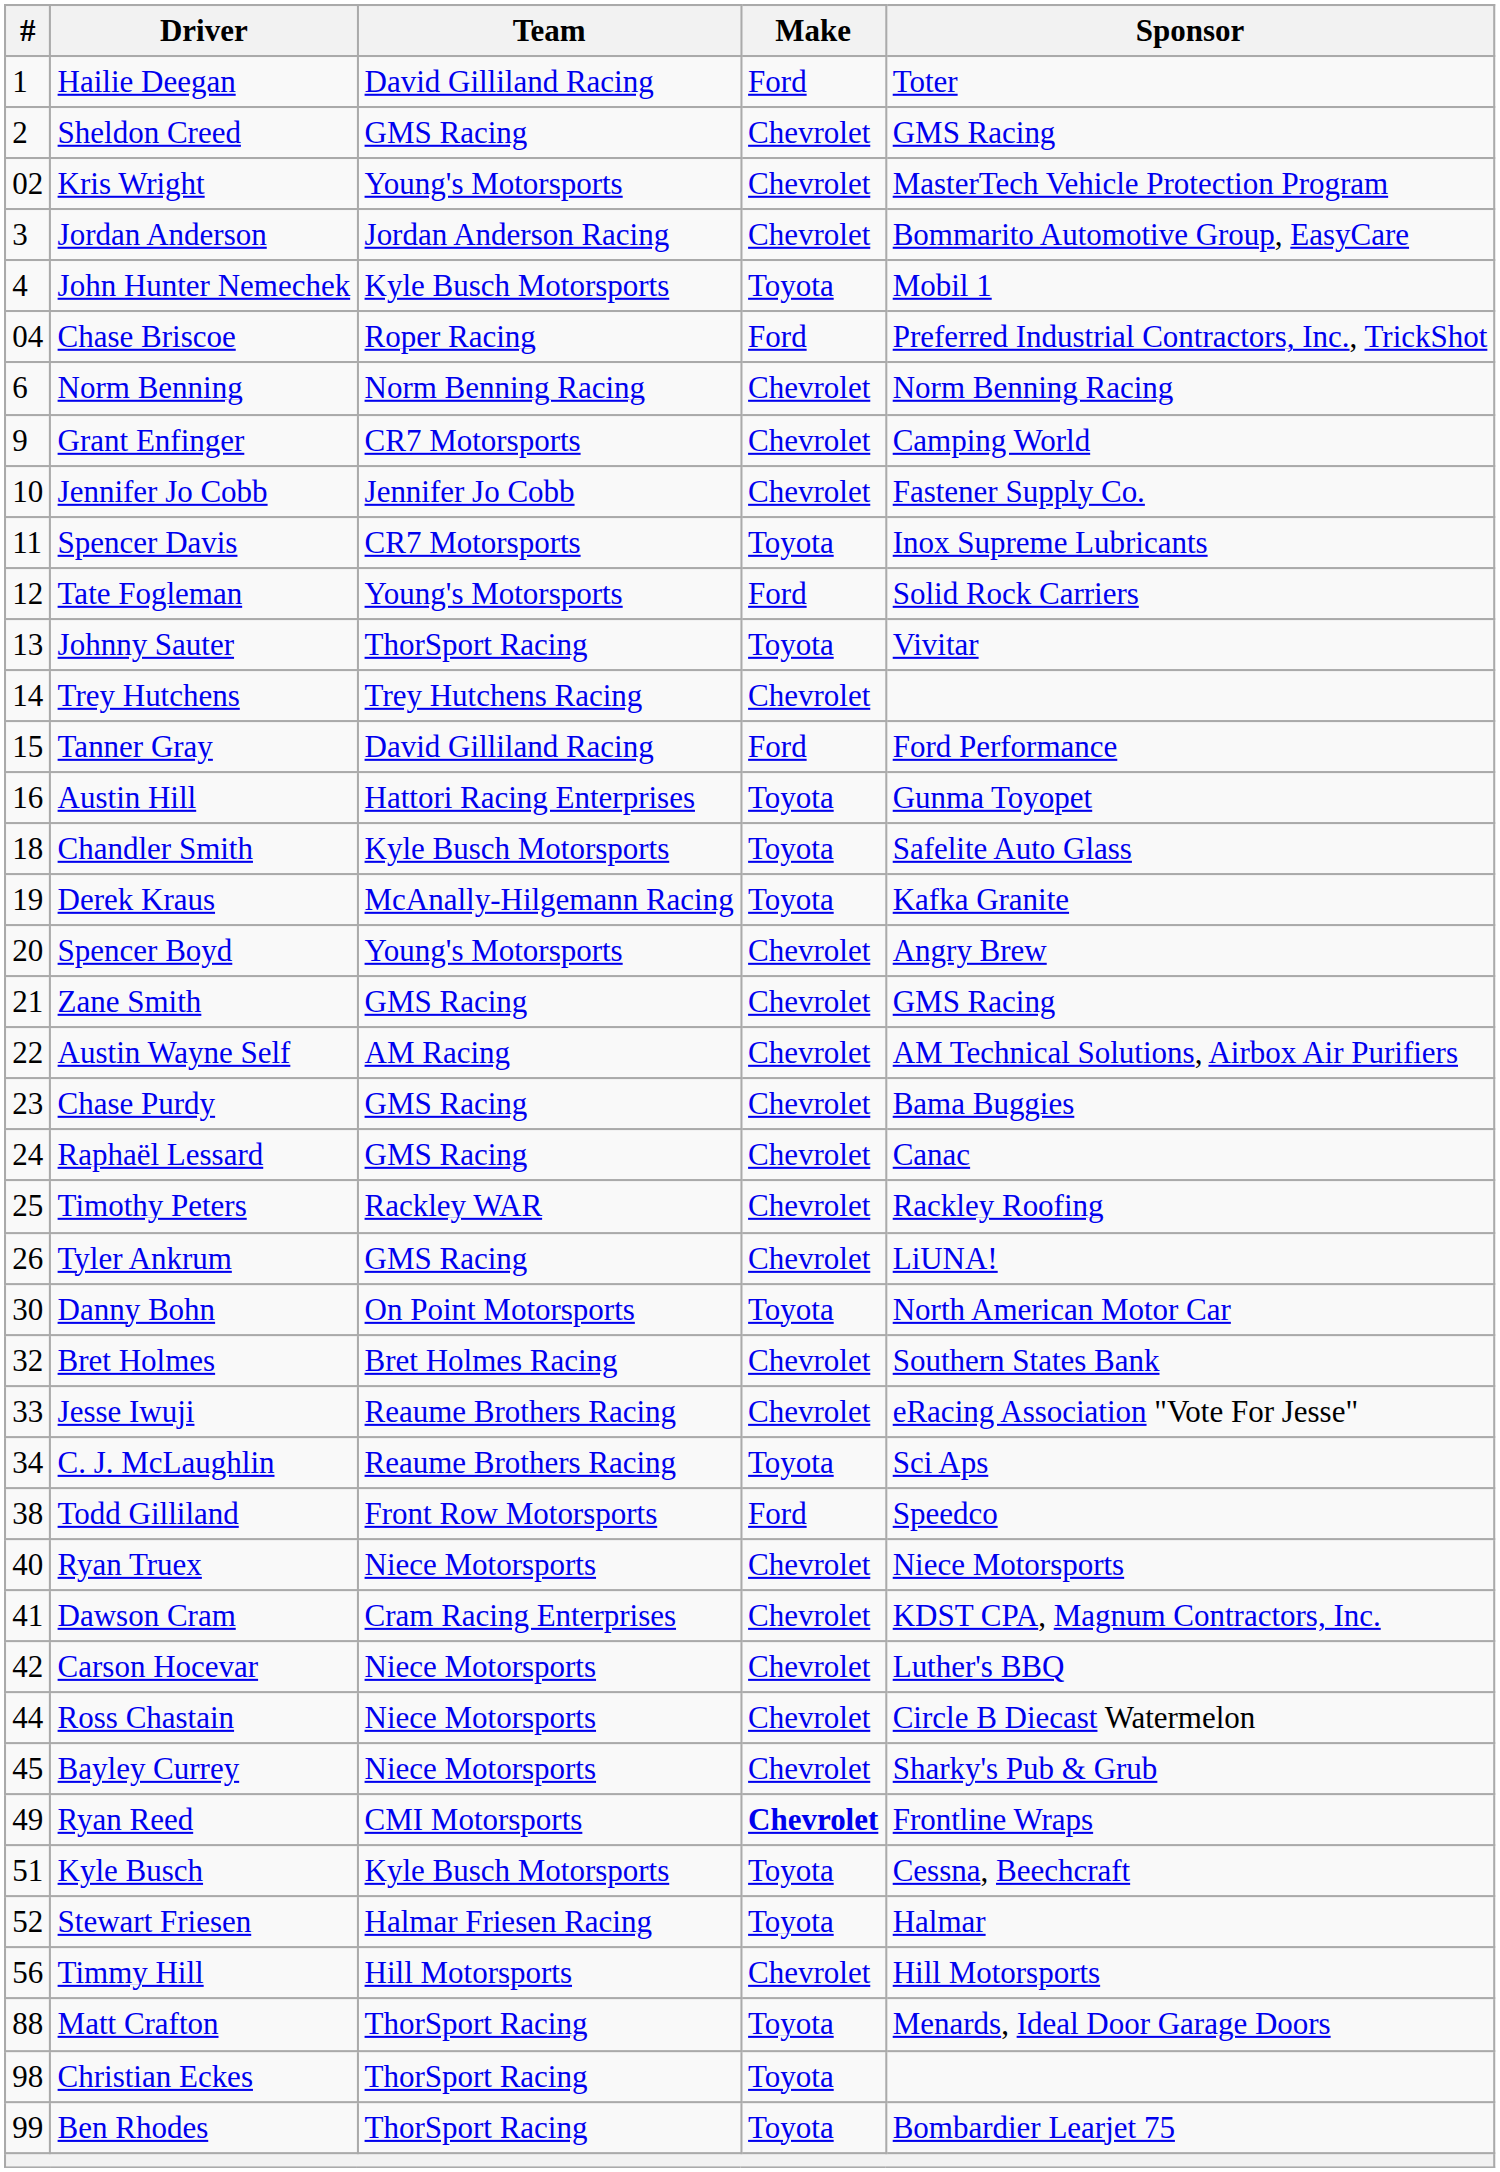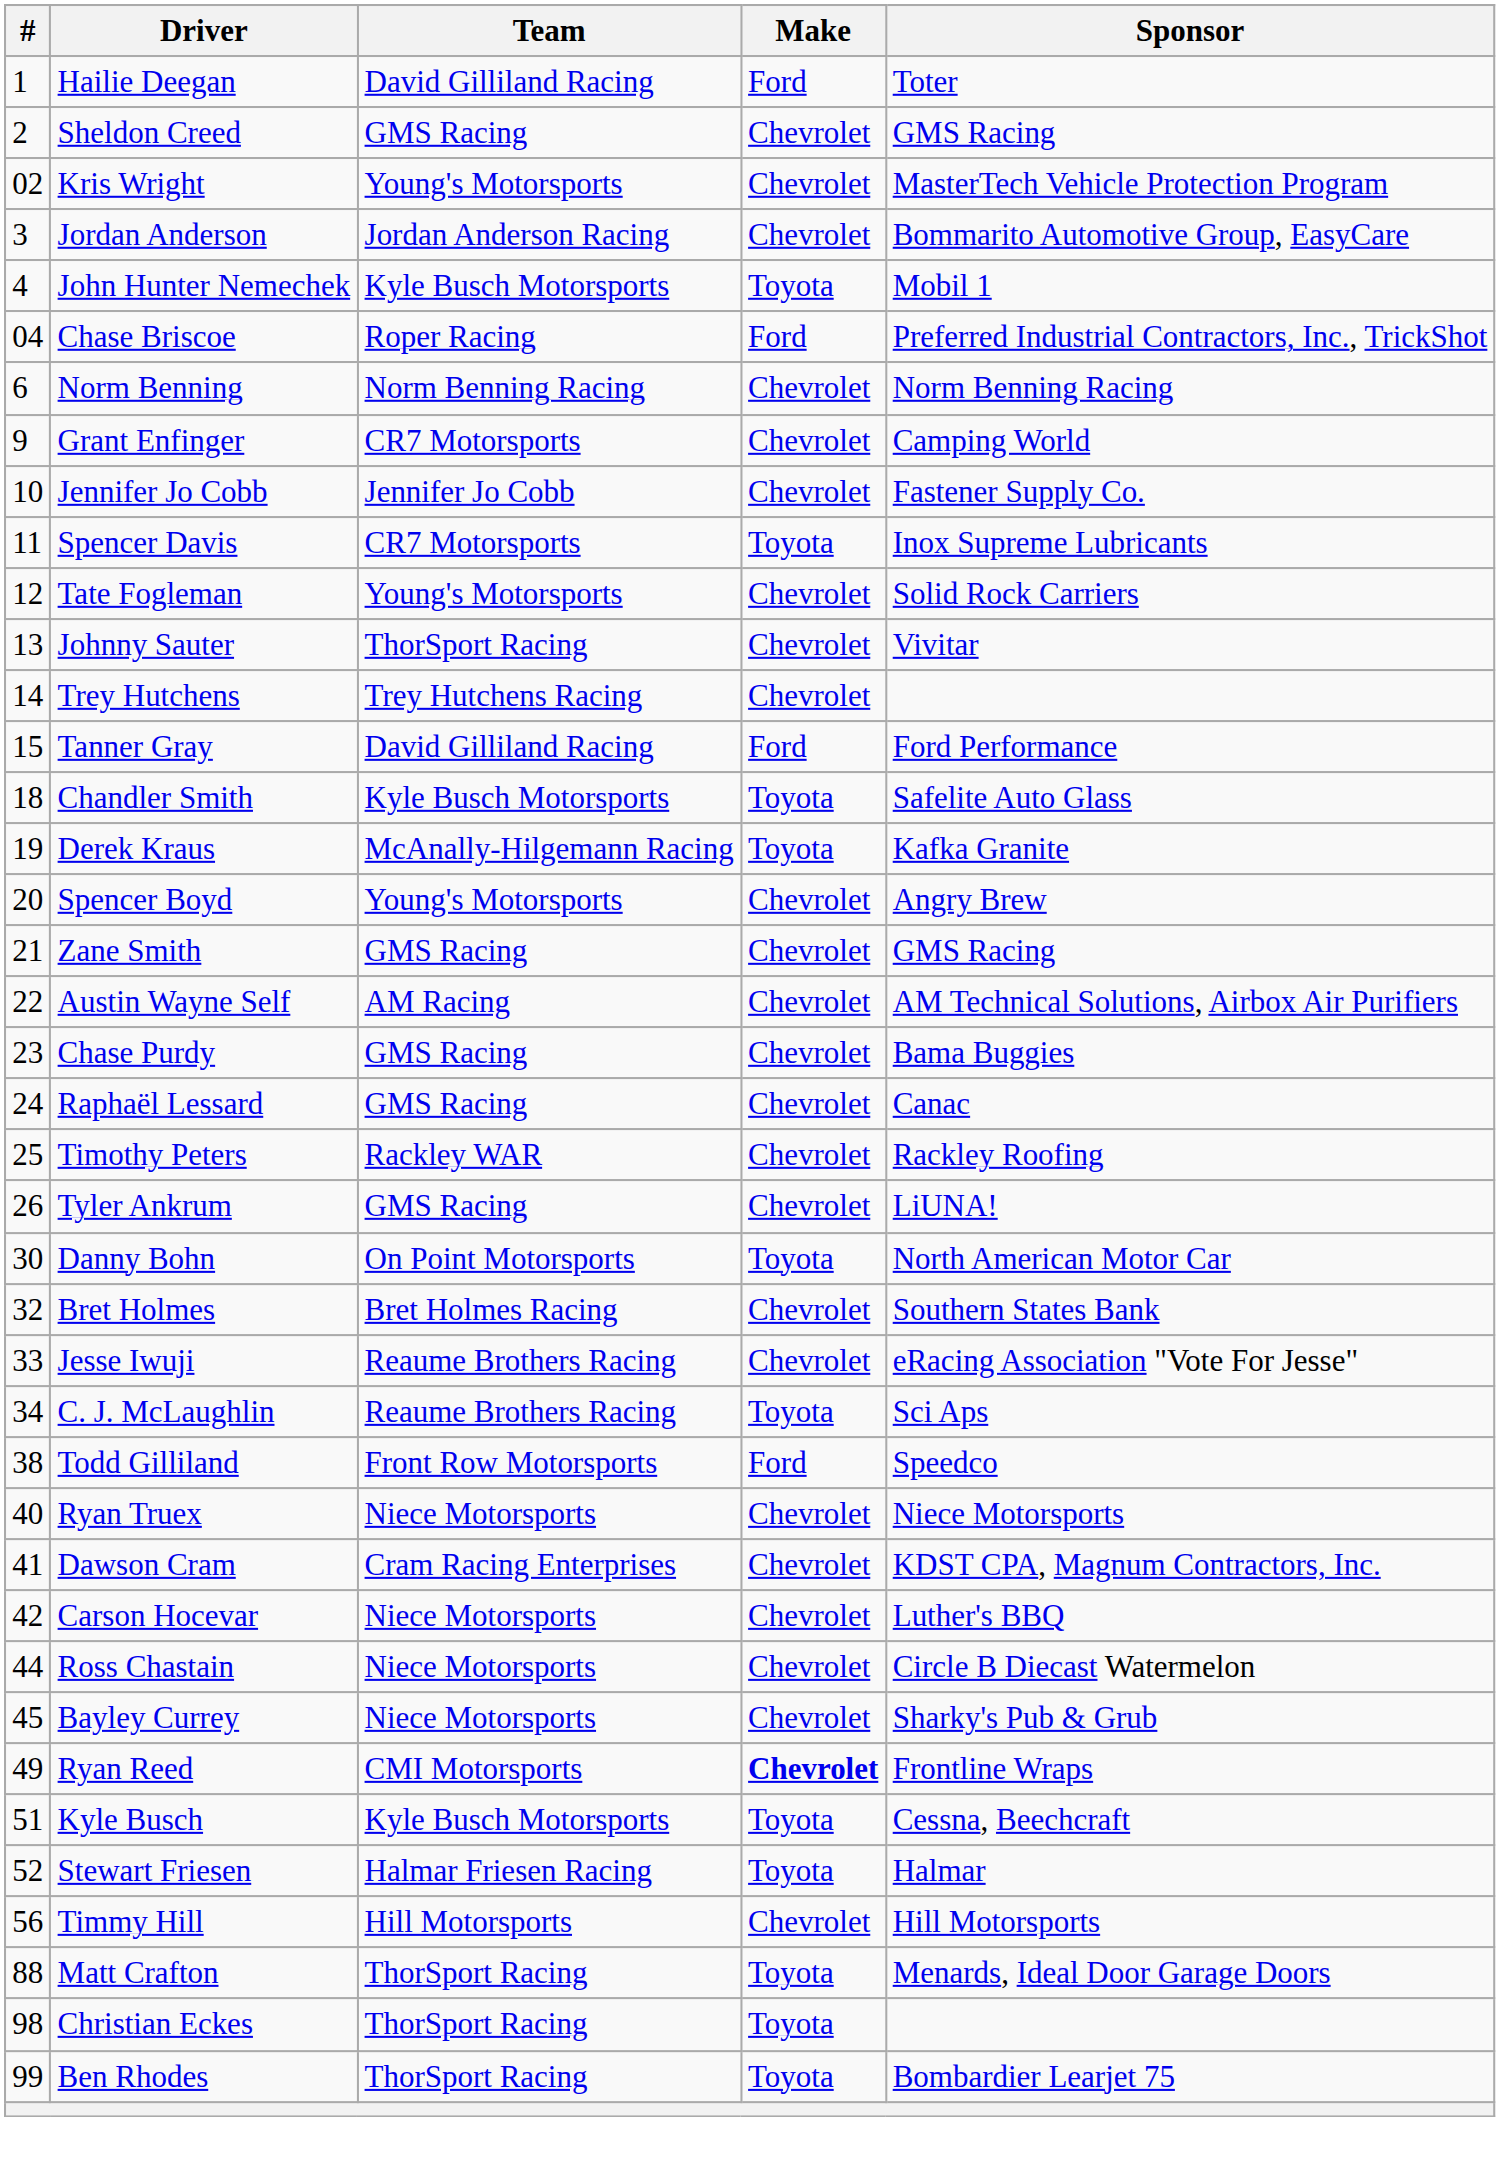(777, 592) Ford -> (809, 592) Chevrolet
(791, 643) Toyota -> (809, 643) Chevrolet
- row: (127, 797)
